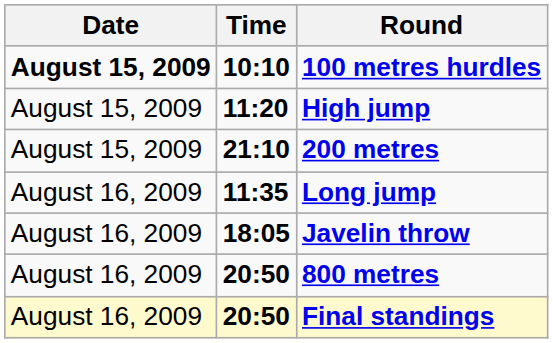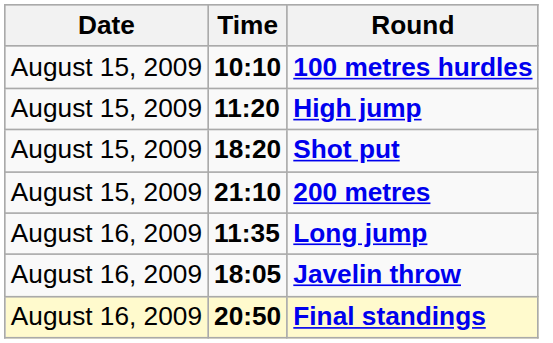(111, 66) bold -> (106, 66) normal
+ row: (347, 150)
- row: (371, 274)
